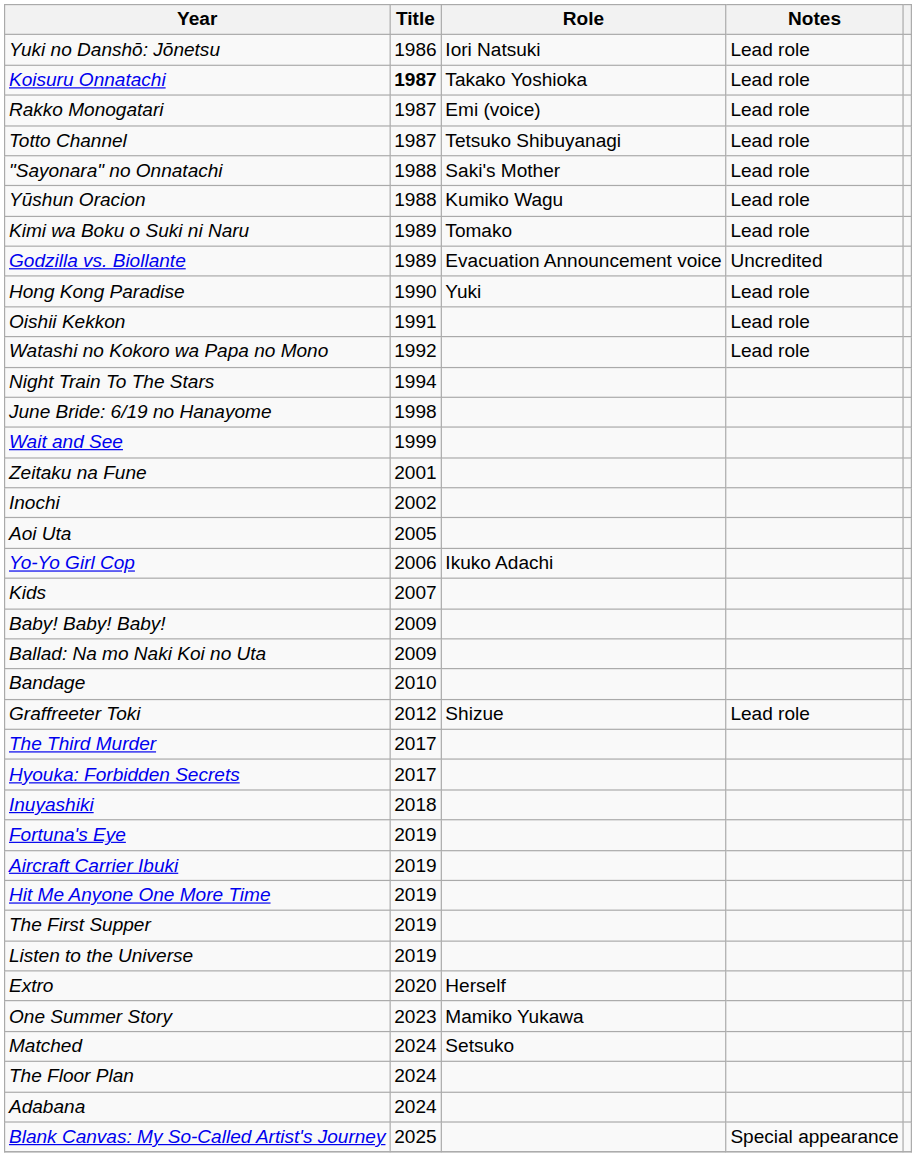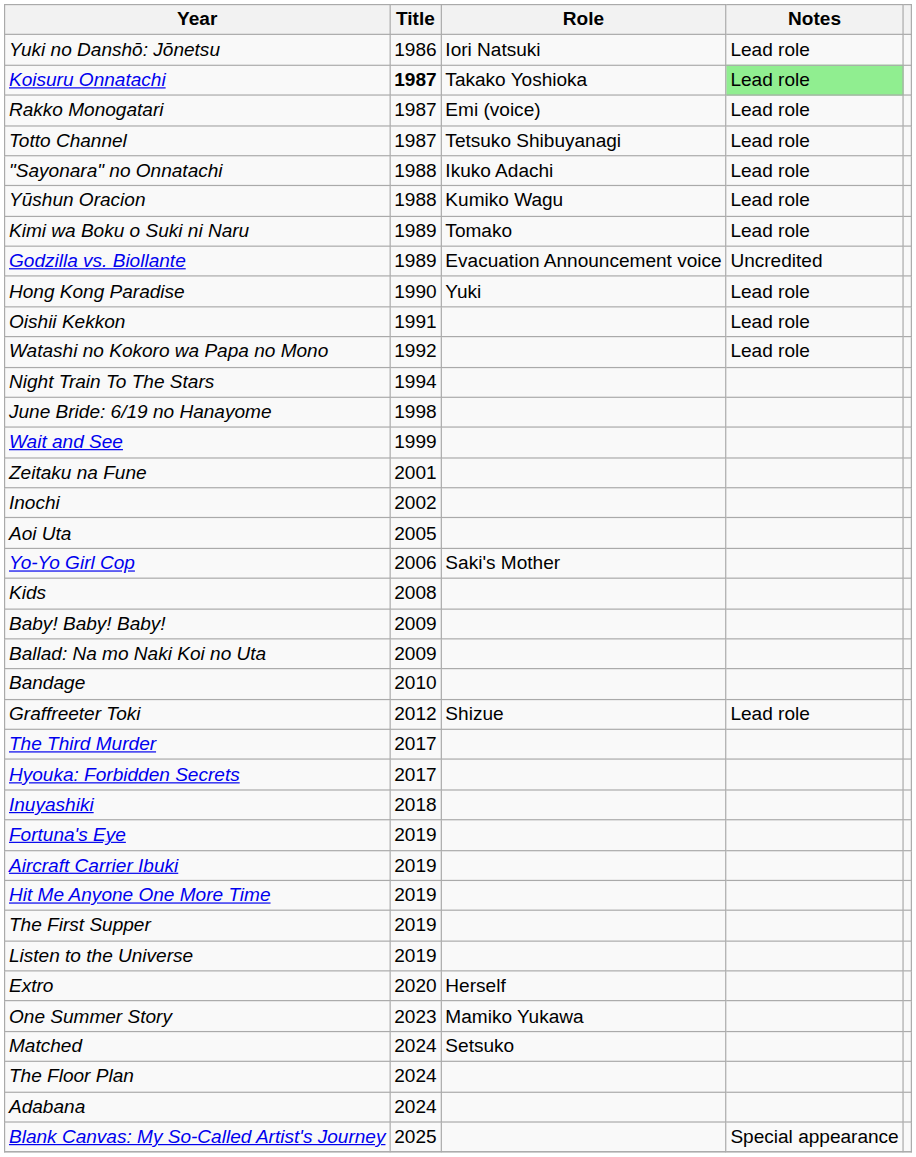(770, 79) no background -> (770, 79) lightgreen background
(503, 170) Saki's Mother -> (499, 170) Ikuko Adachi
(499, 563) Ikuko Adachi -> (503, 563) Saki's Mother
(415, 593) 2007 -> (415, 593) 2008
